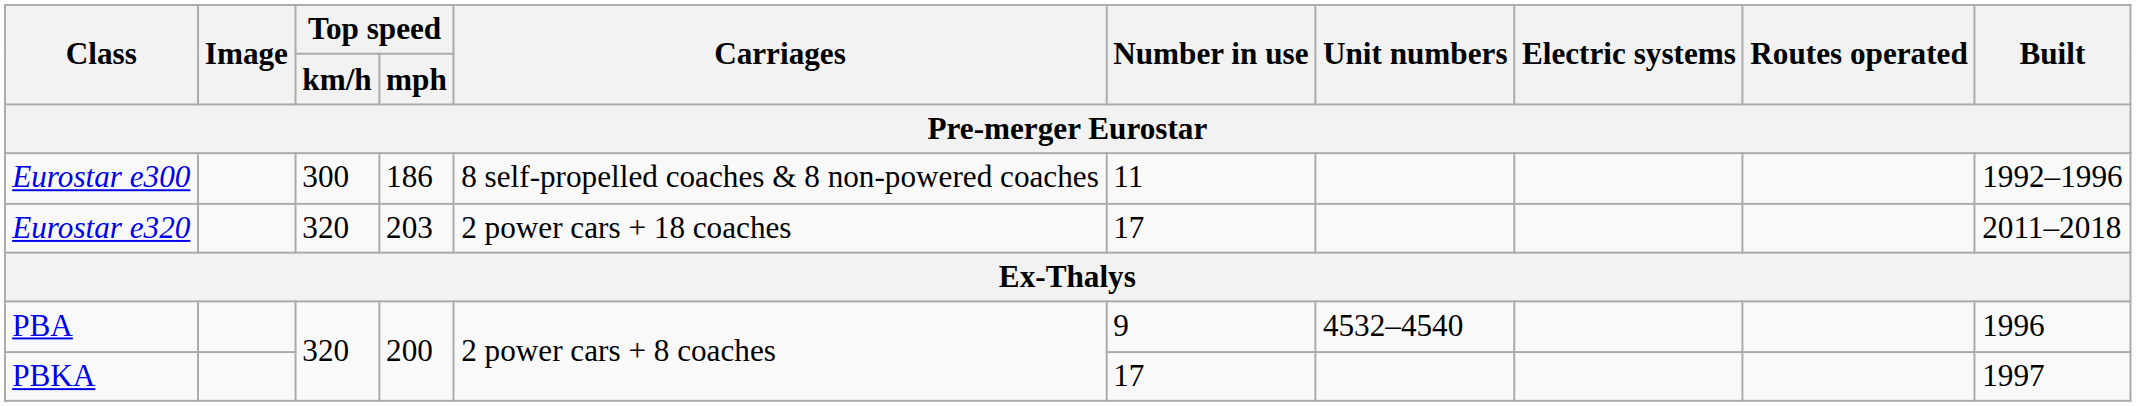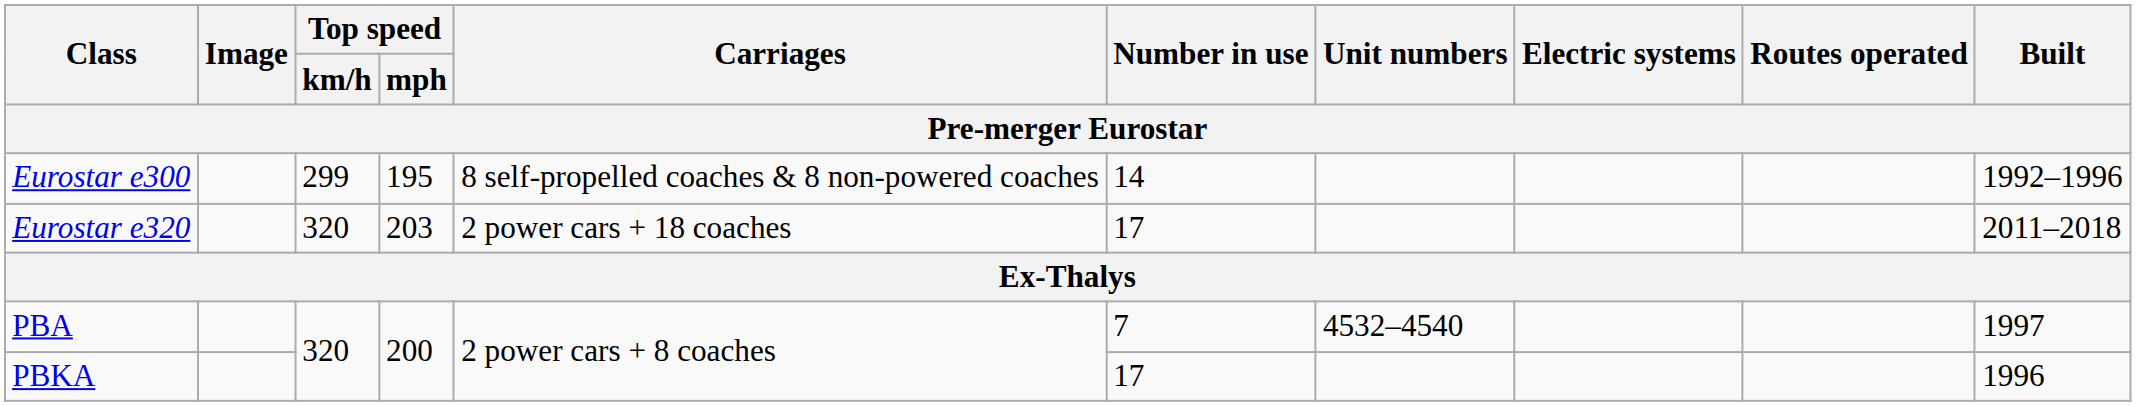(326, 177) 300 -> (326, 177) 299
(410, 177) 186 -> (410, 177) 195
(1128, 177) 11 -> (1129, 177) 14
(1121, 326) 9 -> (1121, 326) 7
(2013, 326) 1996 -> (2013, 326) 1997
(2013, 375) 1997 -> (2013, 375) 1996
